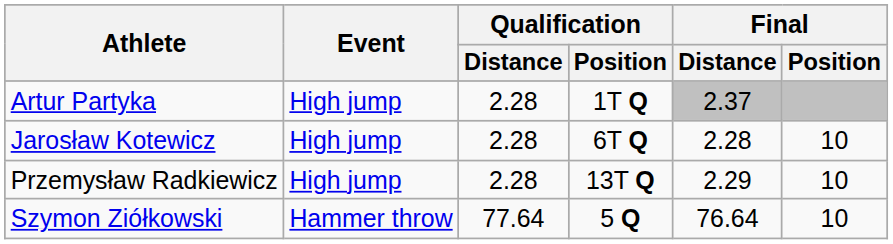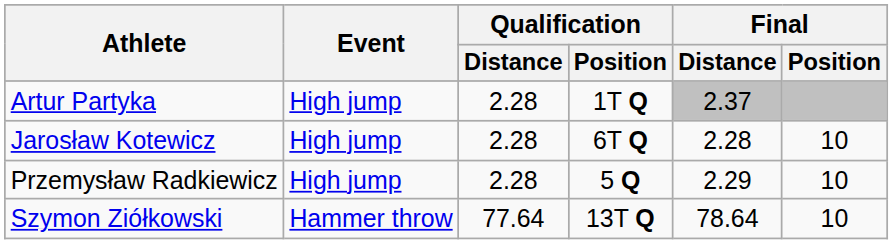(620, 180) 13T Q -> (620, 180) 5 Q
(620, 220) 5 Q -> (620, 220) 13T Q
(727, 220) 76.64 -> (727, 220) 78.64
